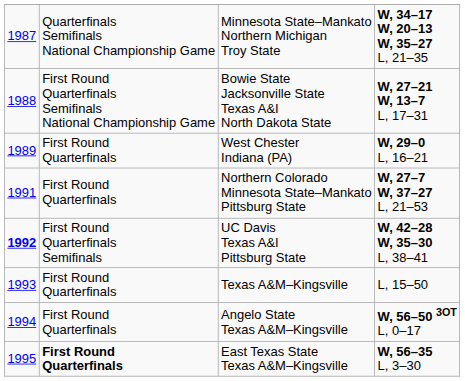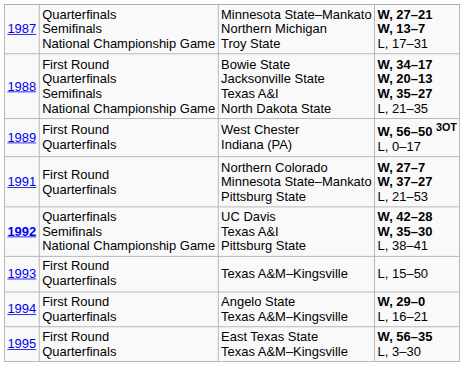(405, 36) W, 34–17 W, 20–13 W, 35–27 L, 21–35 -> (405, 29) W, 27–21 W, 13–7 L, 17–31
(405, 100) W, 27–21 W, 13–7 L, 17–31 -> (405, 86) W, 34–17 W, 20–13 W, 35–27 L, 21–35
(403, 150) W, 29–0 L, 16–21 -> (417, 137) W, 56–50 3OT L, 0–17
(79, 242) First Round Quarterfinals Semifinals -> (129, 231) Quarterfinals Semifinals National Championship Game
(417, 322) W, 56–50 3OT L, 0–17 -> (403, 309) W, 29–0 L, 16–21
(83, 358) bold -> (79, 344) normal
